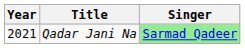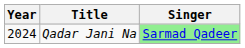(22, 34) 2021 -> (22, 34) 2024
